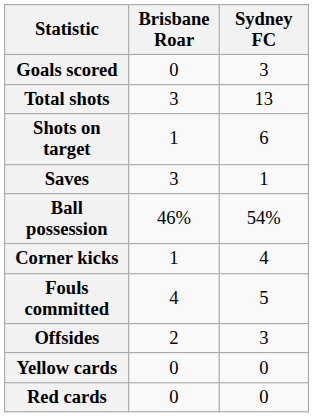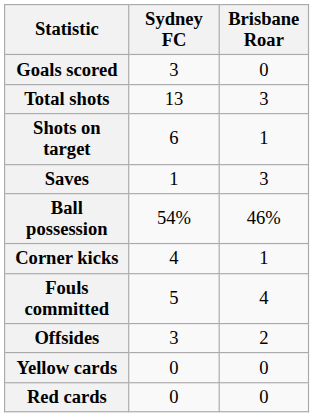columns swapped: (264, 29) <-> (174, 29)
